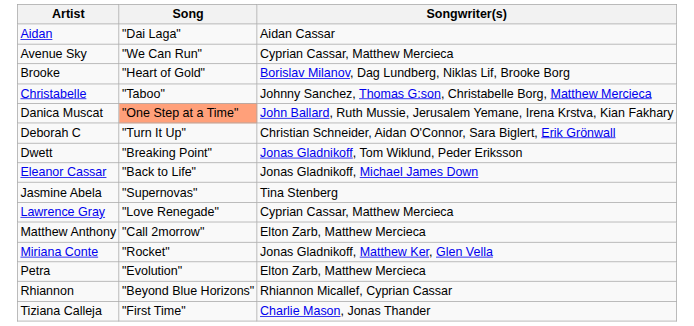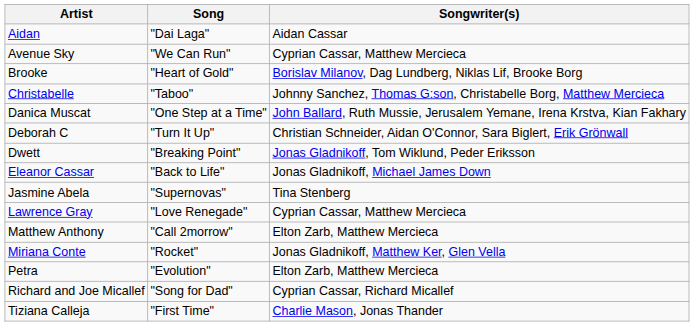(180, 113) lightsalmon background -> (209, 113) no background
- row: (47, 291)
+ row: (76, 291)
